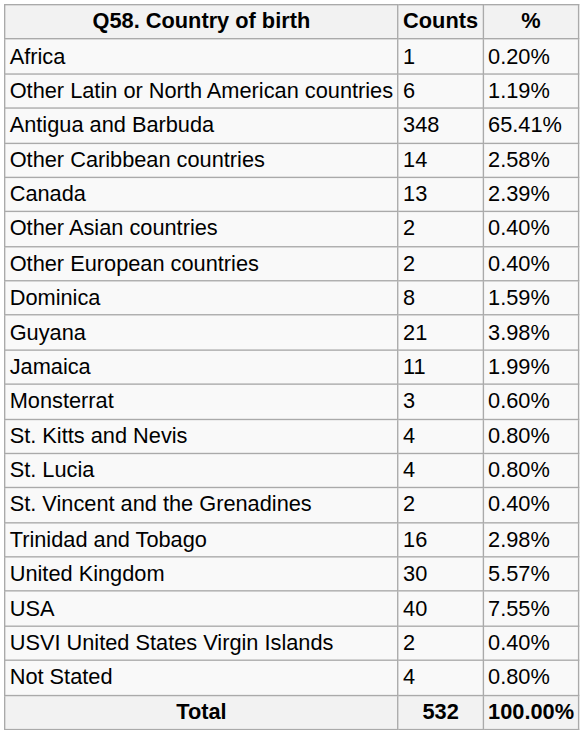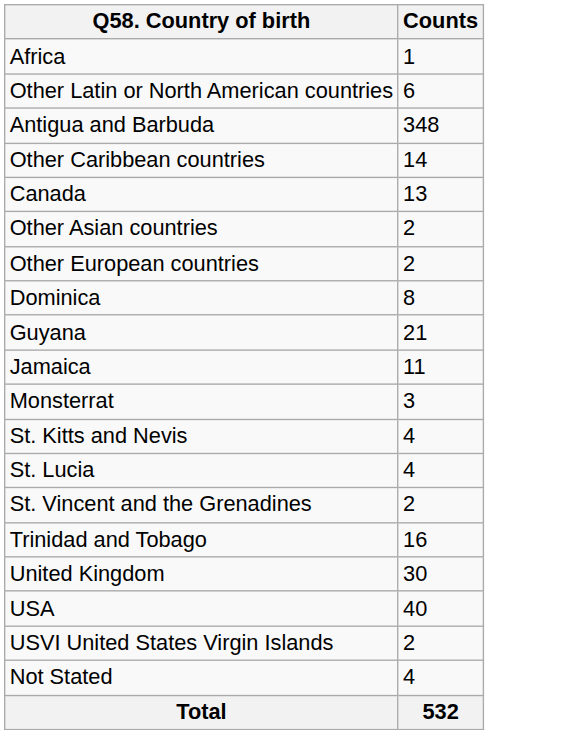- column: (531, 21)
